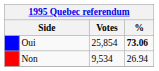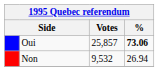(104, 43) 25,854 -> (104, 43) 25,857
(102, 59) 9,534 -> (102, 59) 9,532
